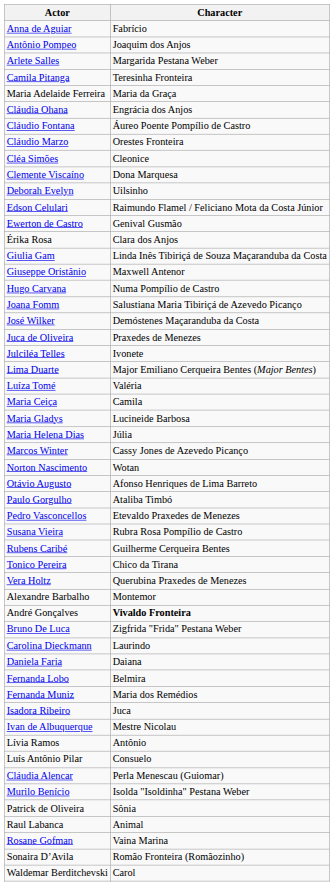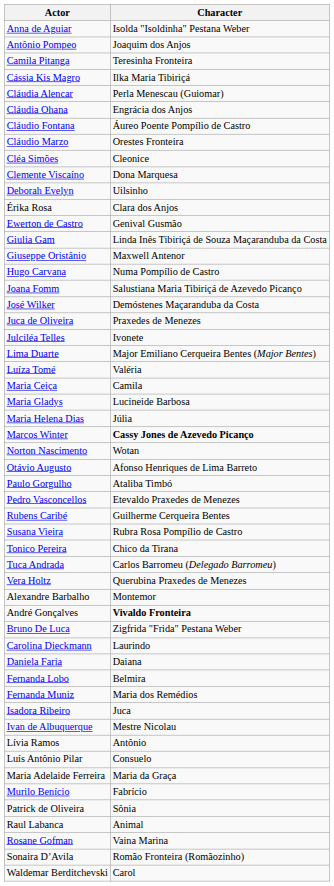(130, 28) Fabrício -> (181, 28) Isolda "Isoldinha" Pestana Weber
- row: (33, 61)
+ row: (43, 77)
rows swapped: (40, 775) <-> (56, 93)
- row: (37, 207)
rows swapped: (29, 239) <-> (45, 223)
(180, 451) normal -> (183, 434) bold
rows swapped: (37, 548) <-> (35, 532)
+ row: (35, 564)
(181, 792) Isolda "Isoldinha" Pestana Weber -> (130, 792) Fabrício
